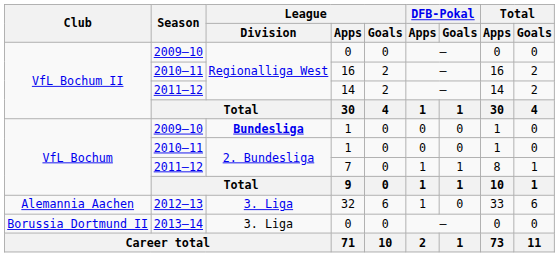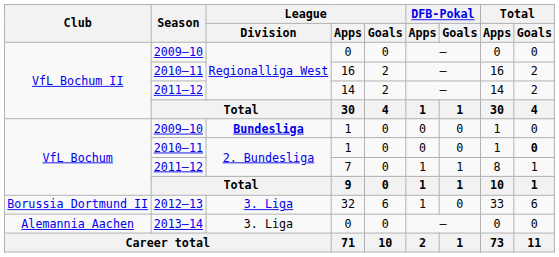(534, 147) normal -> (534, 147) bold
(78, 205) Alemannia Aachen -> (78, 205) Borussia Dortmund II
(78, 224) Borussia Dortmund II -> (78, 224) Alemannia Aachen
